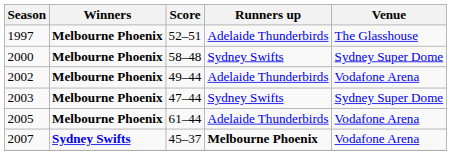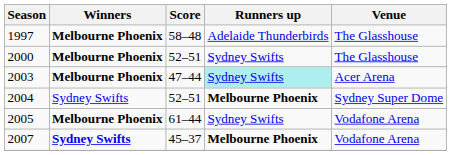(185, 35) 52–51 -> (185, 35) 58–48
(185, 56) 58–48 -> (185, 56) 52–51
(389, 56) Sydney Super Dome -> (376, 56) The Glasshouse
- row: (21, 77)
(246, 98) no background -> (246, 77) paleturquoise background
(389, 98) Sydney Super Dome -> (365, 77) Acer Arena
+ row: (21, 98)
(268, 118) Adelaide Thunderbirds -> (246, 118) Sydney Swifts
